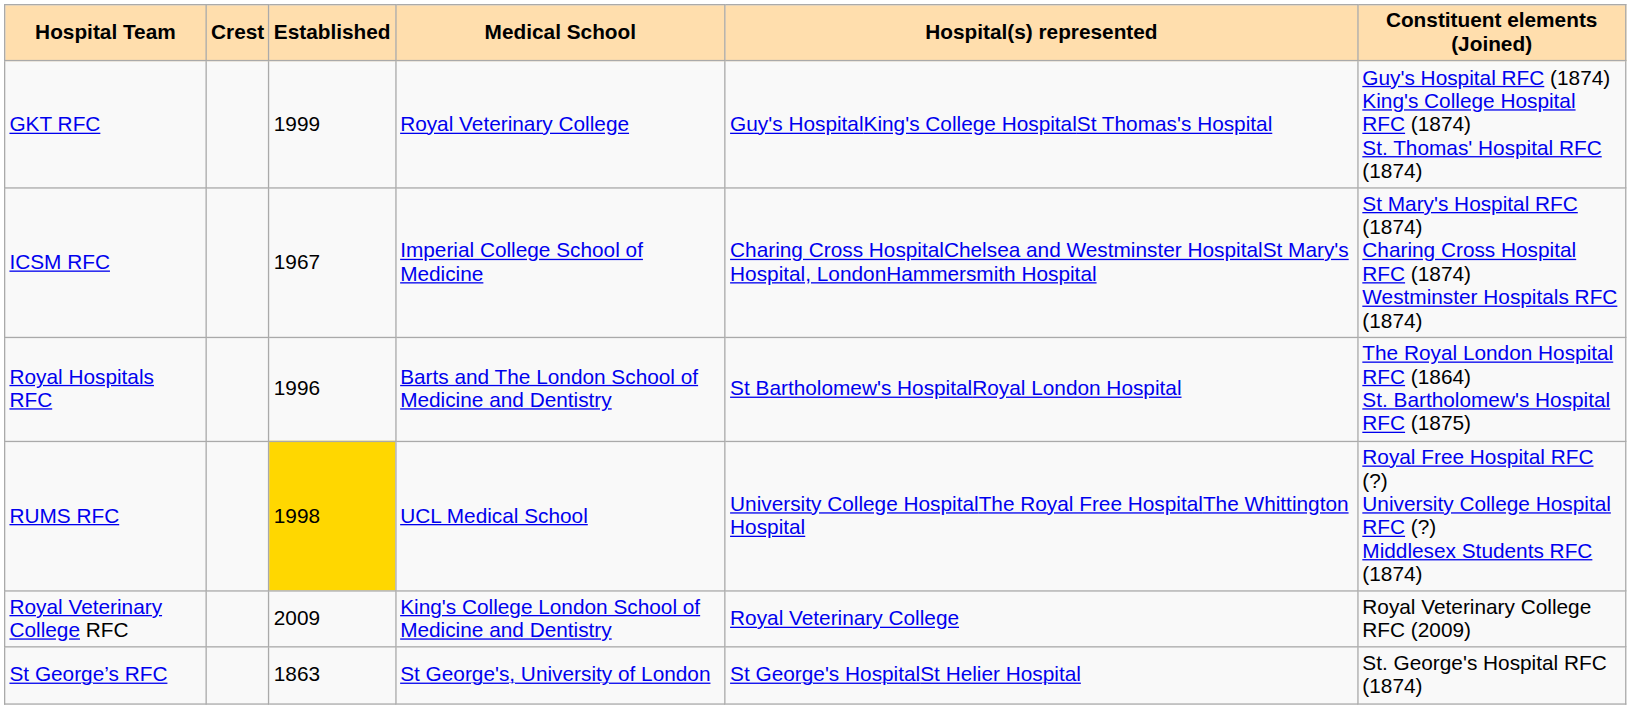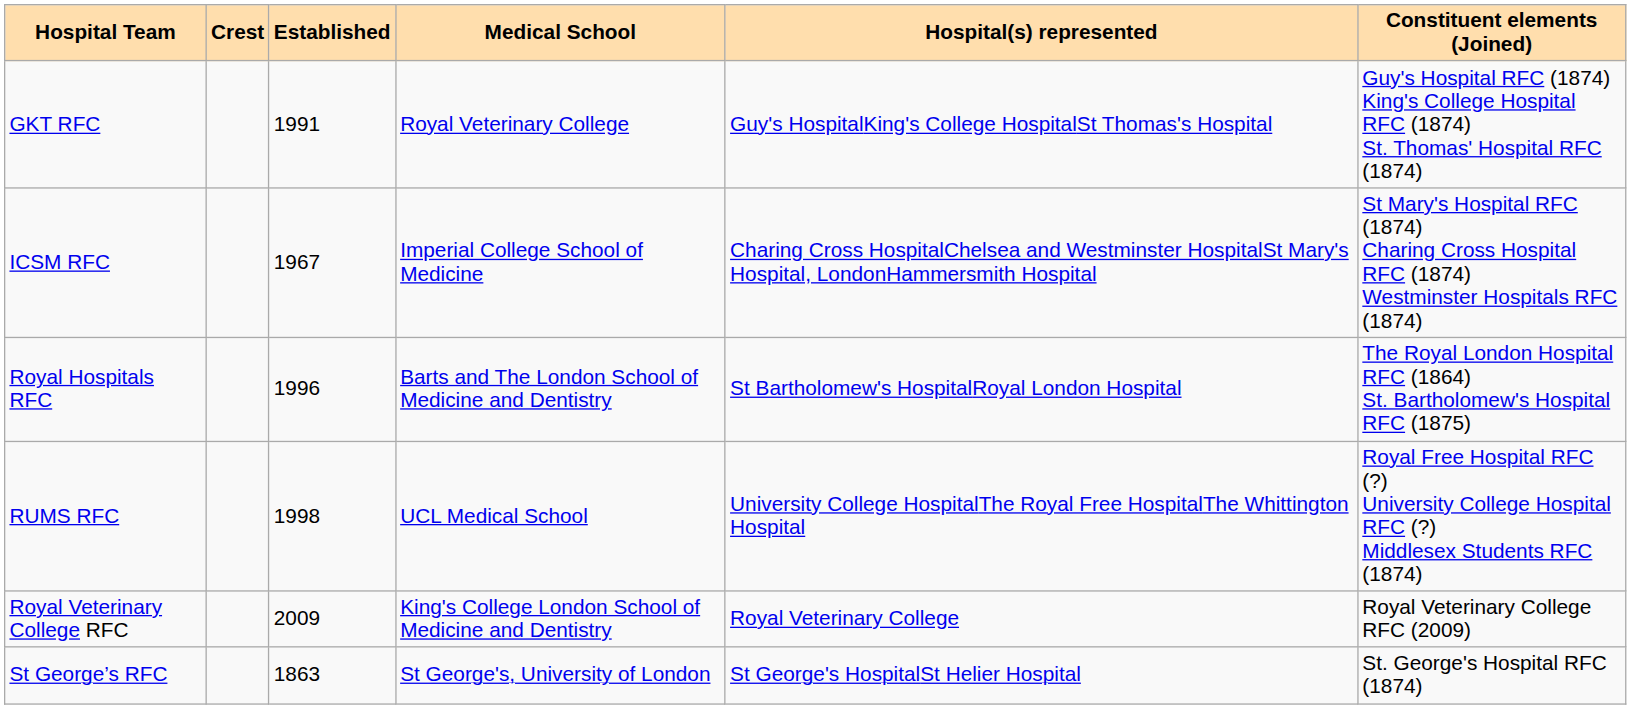(297, 124) 1999 -> (297, 124) 1991
(297, 515) gold background -> (297, 515) no background
